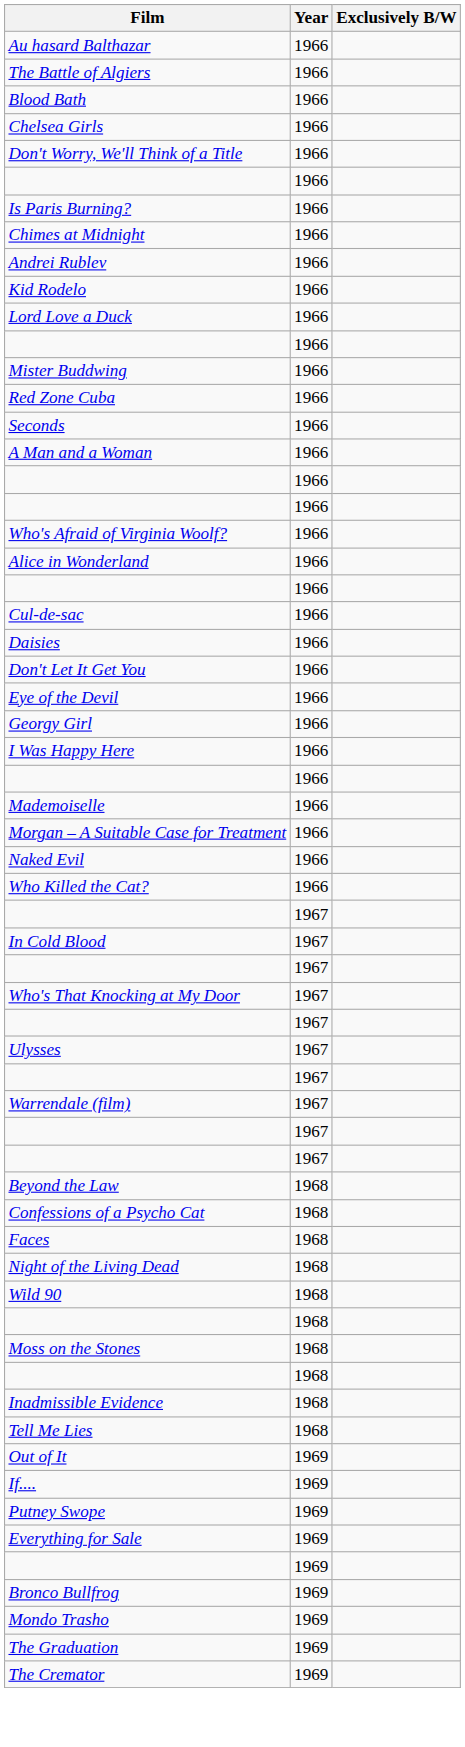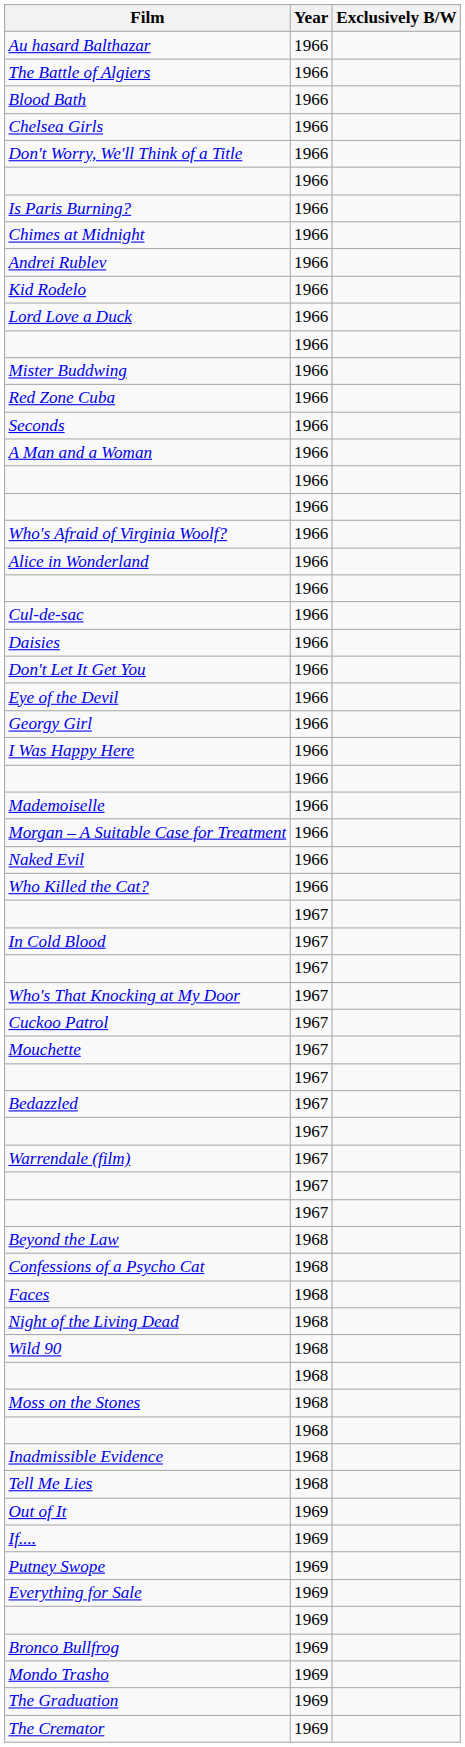+ row: (58, 1022)
+ row: (45, 1049)
- row: (35, 1049)
+ row: (43, 1104)
